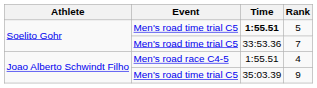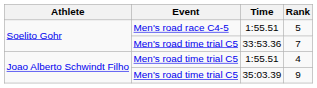(186, 28) Men's road time trial C5 -> (181, 28) Men's road race C4-5
(262, 28) bold -> (262, 28) normal
(181, 59) Men's road race C4-5 -> (186, 59) Men's road time trial C5
